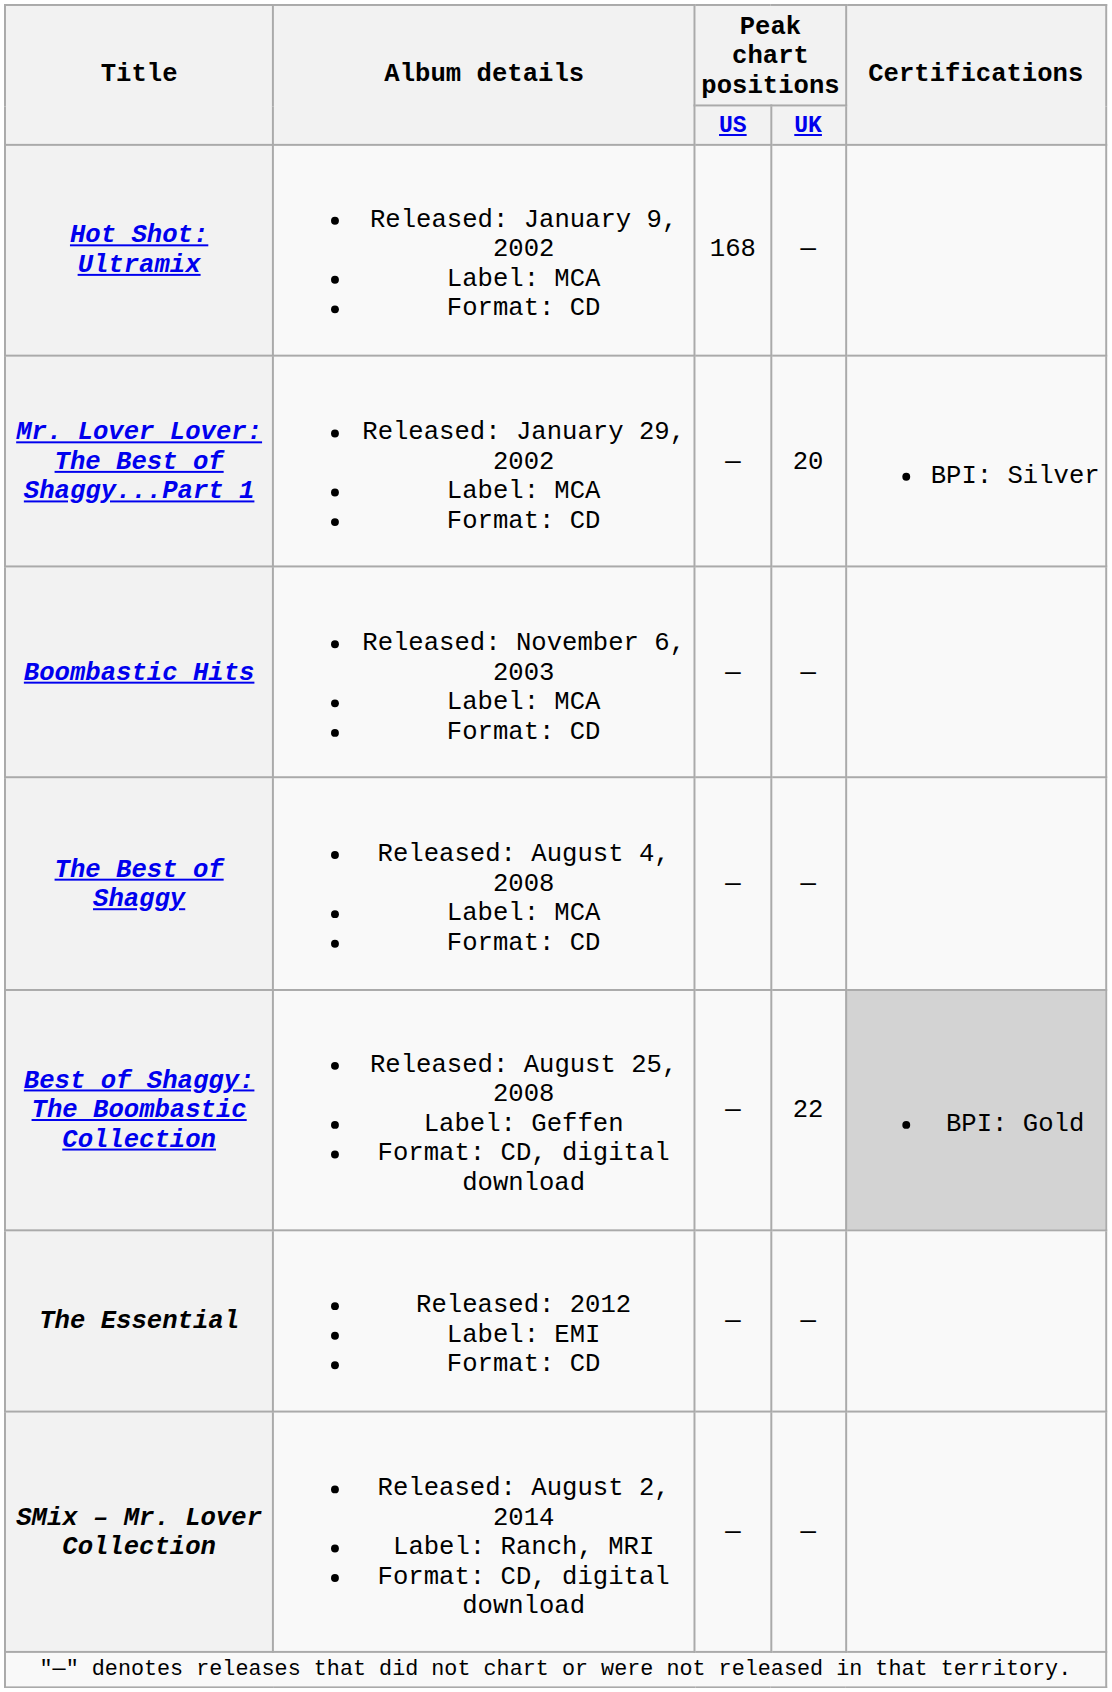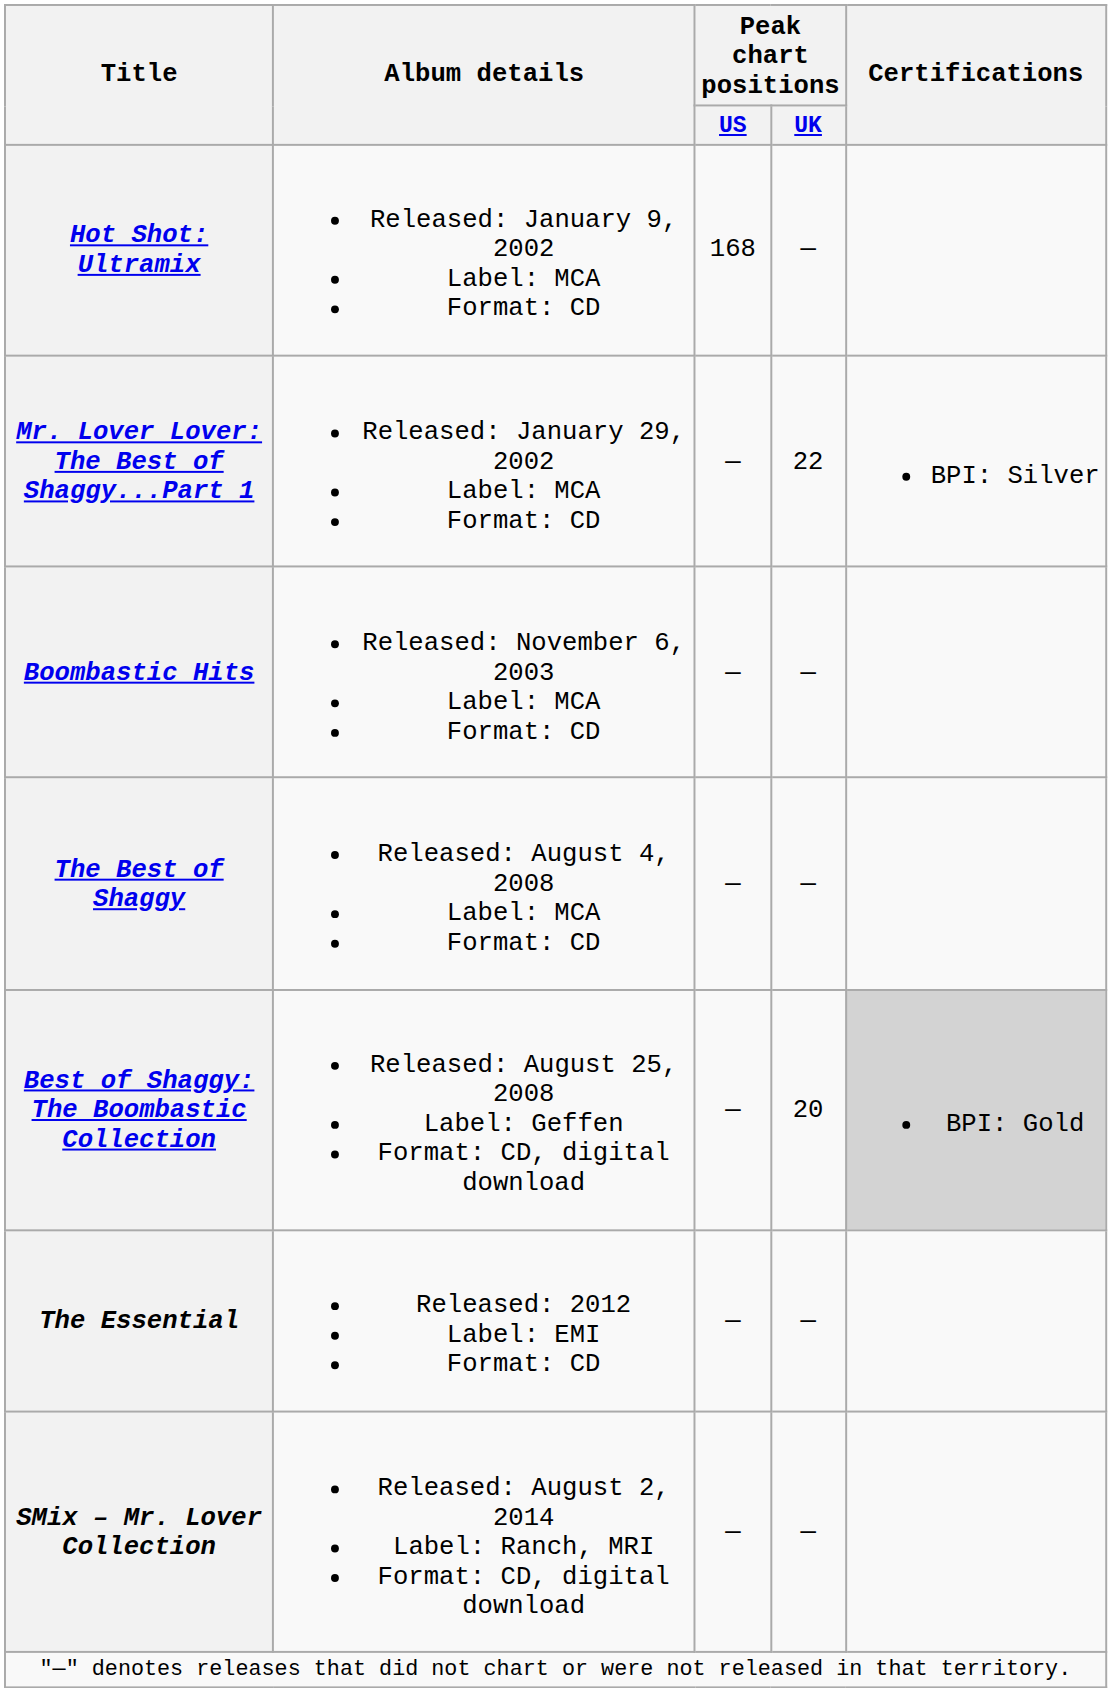(808, 461) 20 -> (808, 461) 22
(808, 1110) 22 -> (808, 1110) 20
